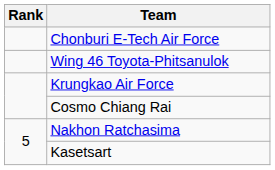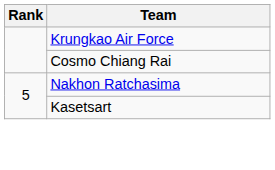- row: (135, 38)
- row: (140, 61)
